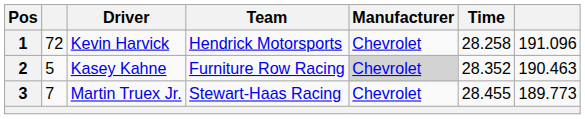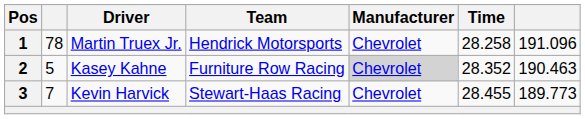(54, 43) 72 -> (54, 43) 78
(120, 43) Kevin Harvick -> (126, 43) Martin Truex Jr.
(126, 94) Martin Truex Jr. -> (120, 94) Kevin Harvick
